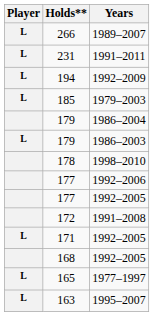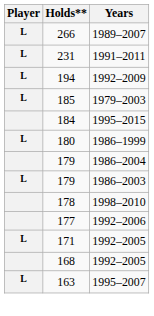+ row: (66, 120)
+ row: (66, 140)
- row: (66, 198)
- row: (66, 217)
- row: (66, 278)
